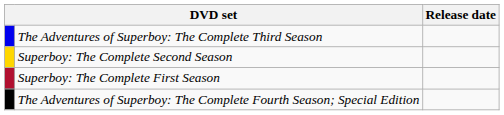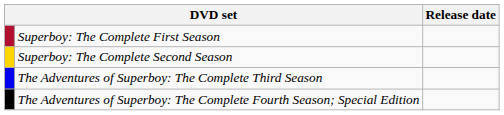rows swapped: (119, 78) <-> (170, 36)
